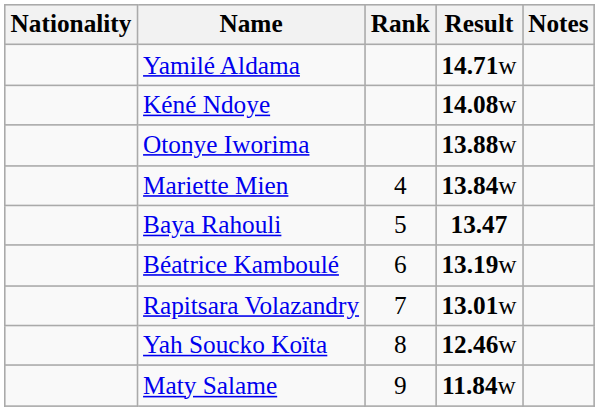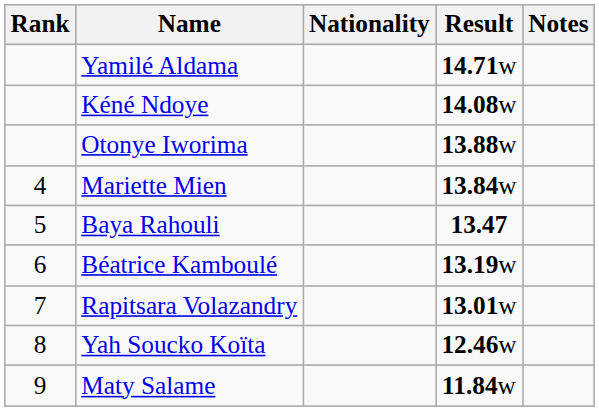columns swapped: (400, 24) <-> (71, 24)
